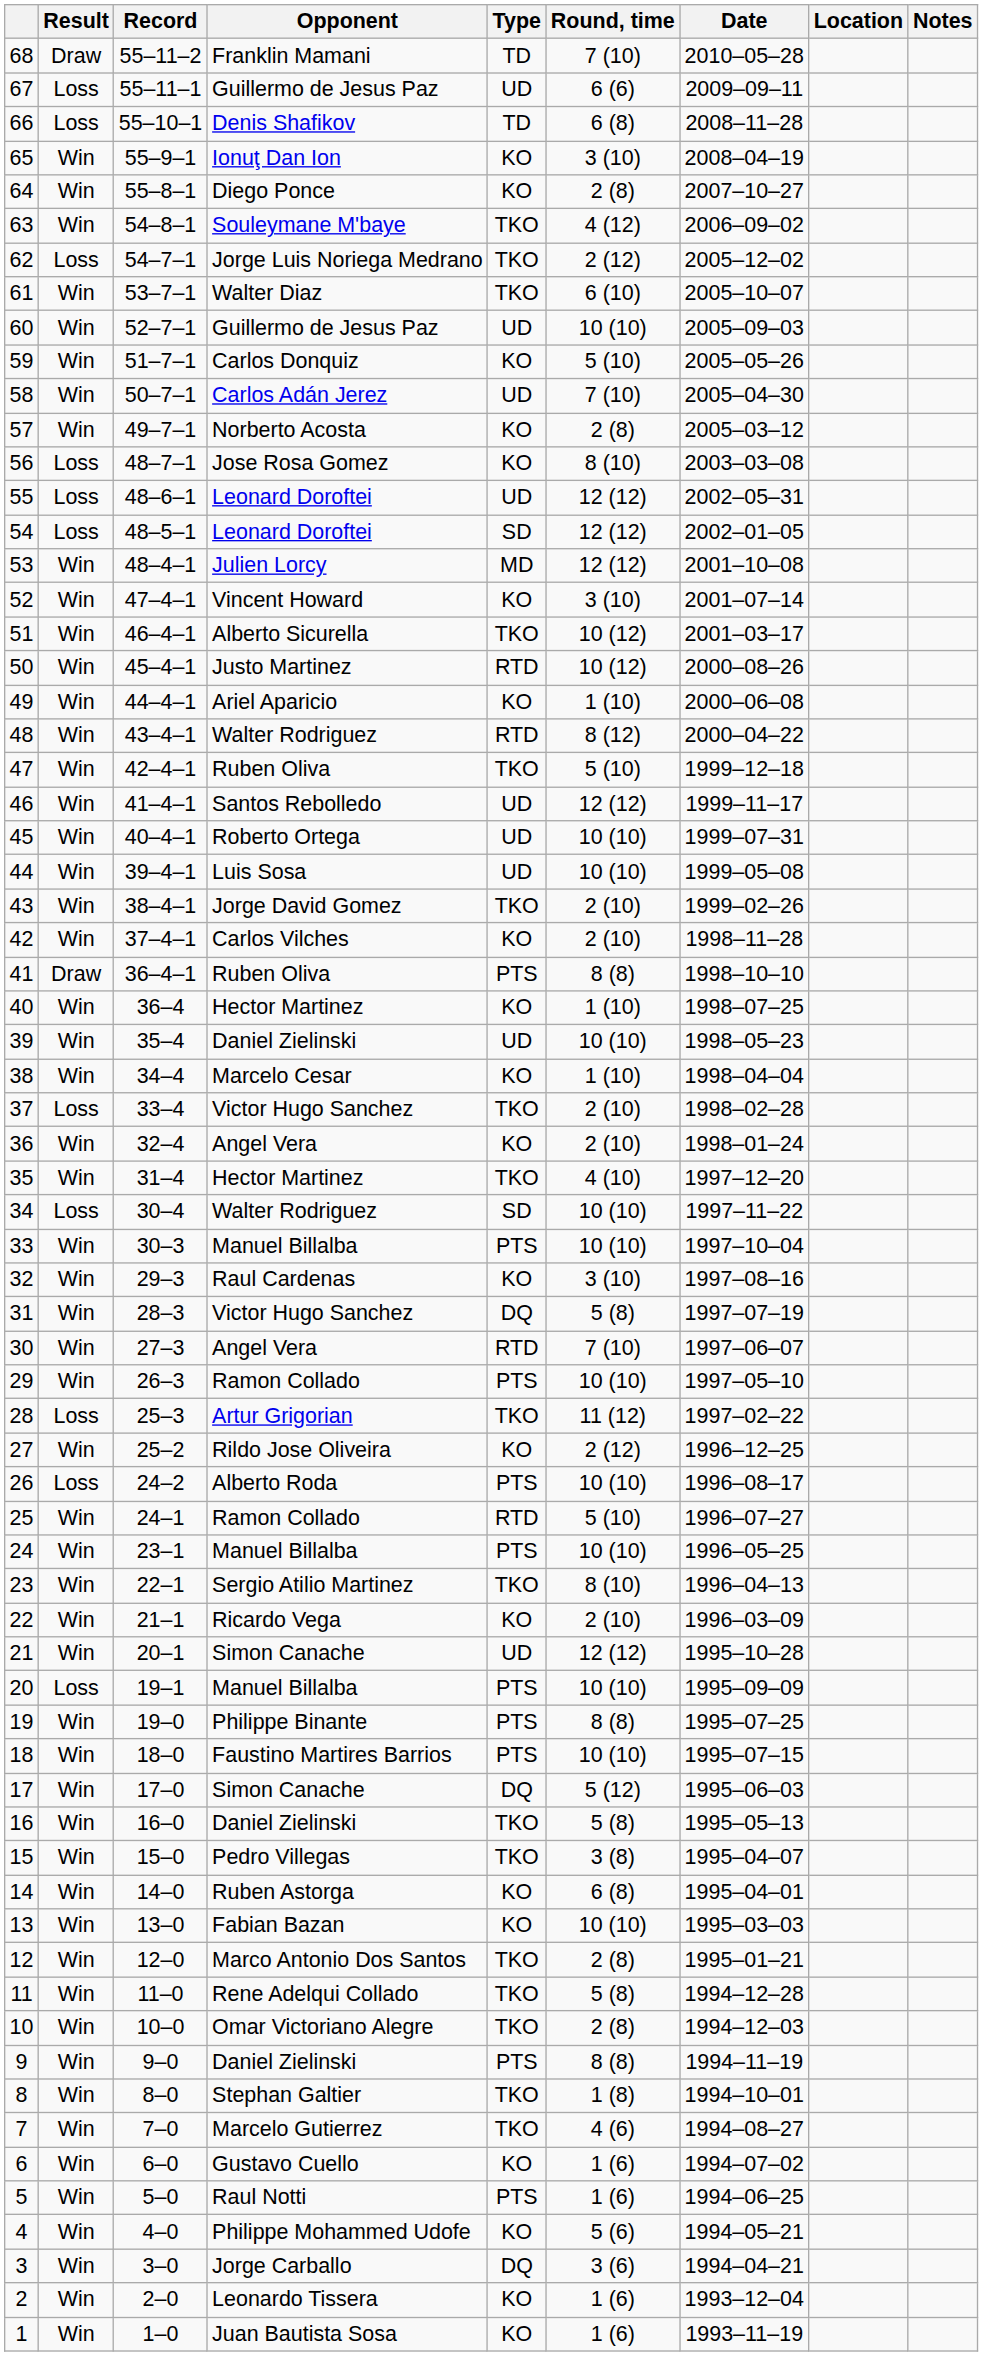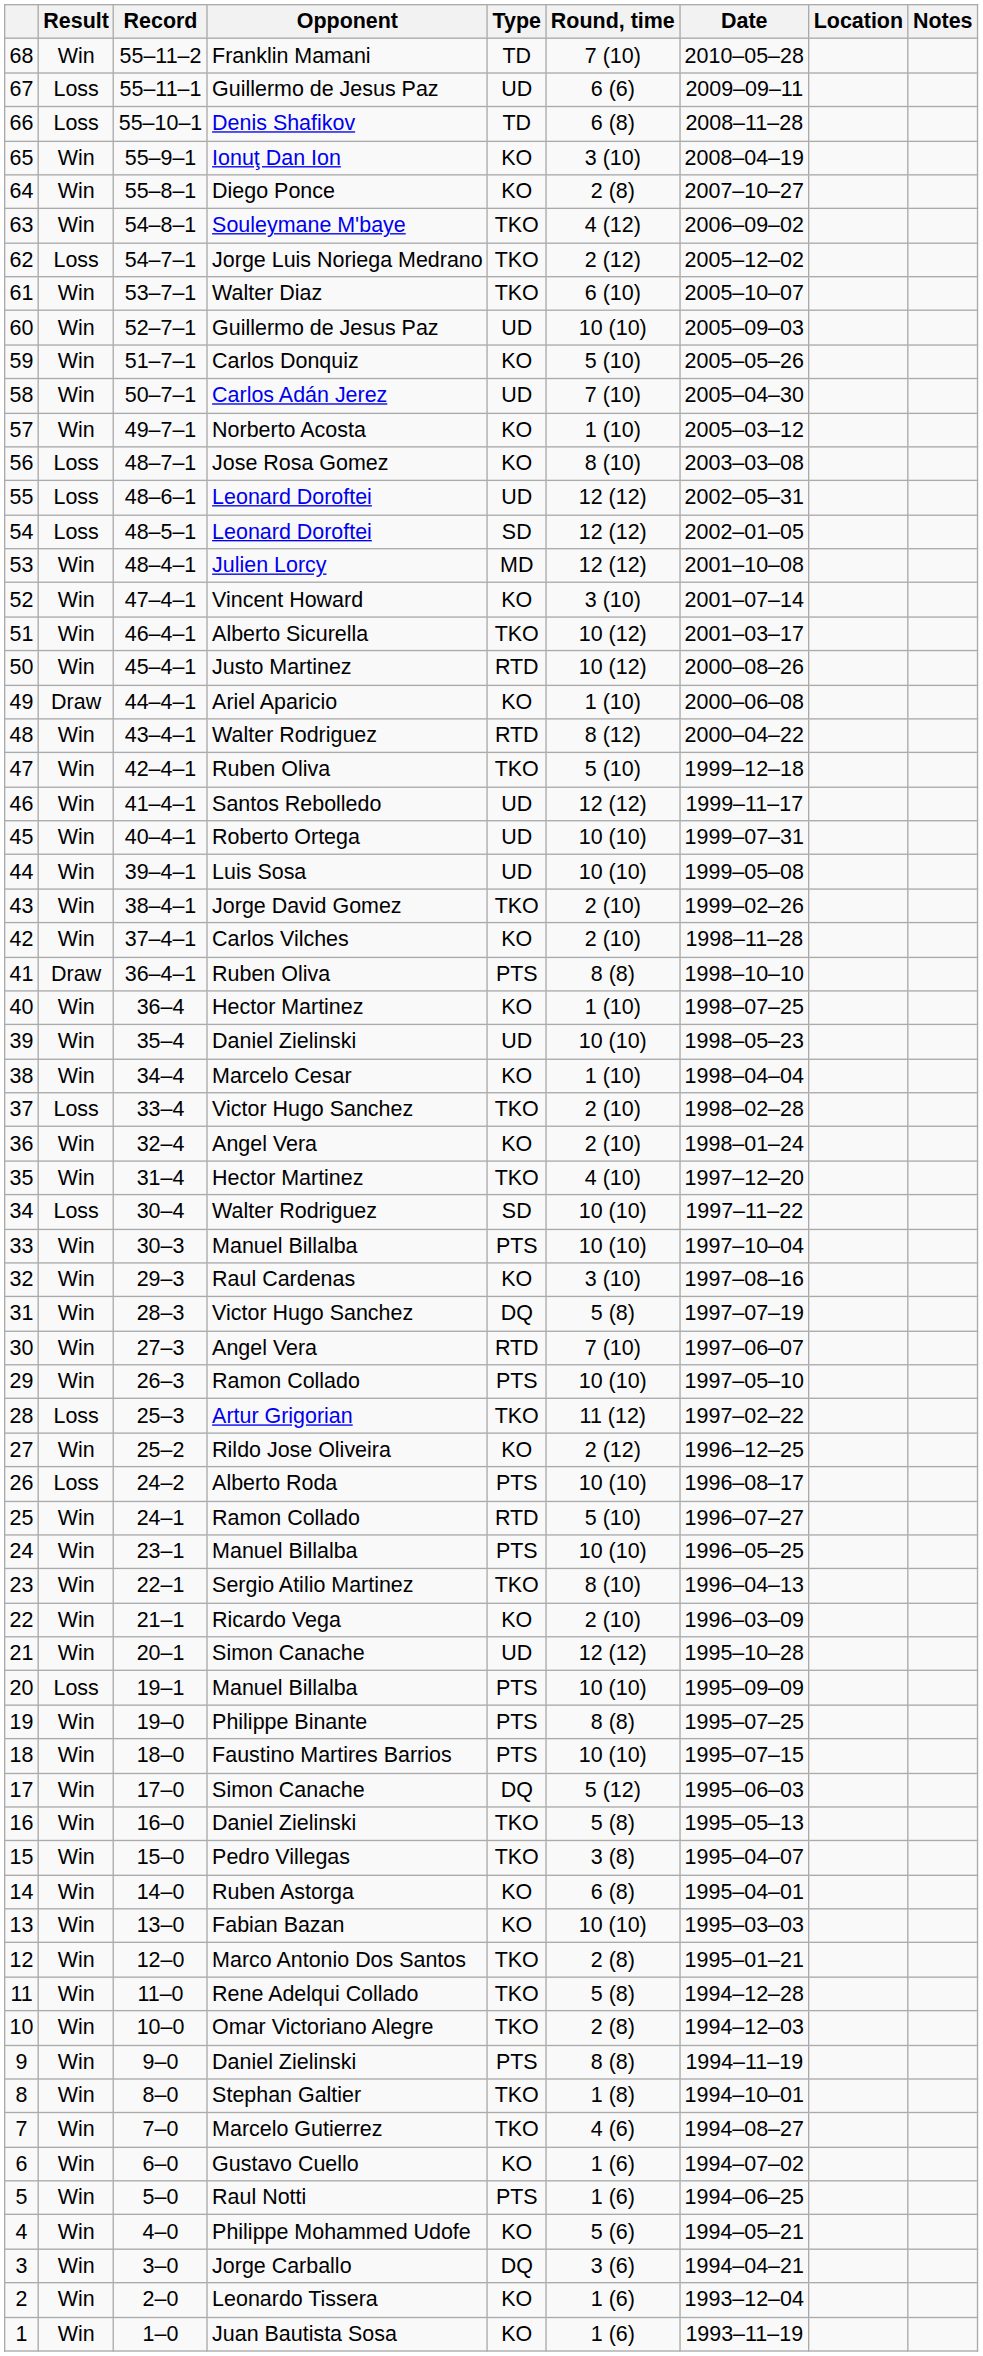(76, 55) Draw -> (76, 55) Win
(613, 429) 2 (8) -> (613, 429) 1 (10)
(76, 701) Win -> (76, 701) Draw
